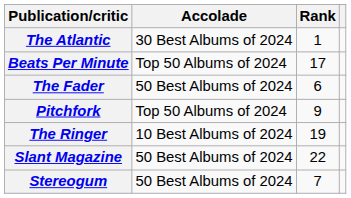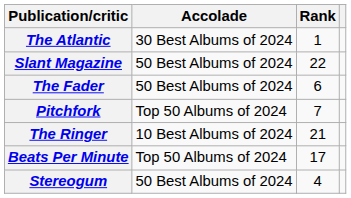rows swapped: (68, 63) <-> (68, 157)
(318, 110) 9 -> (318, 110) 7
(318, 134) 19 -> (318, 134) 21
(318, 181) 7 -> (318, 181) 4
